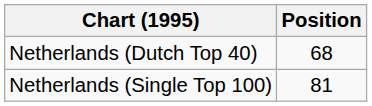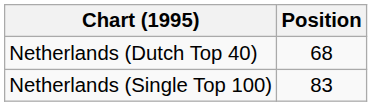(322, 85) 81 -> (322, 85) 83
